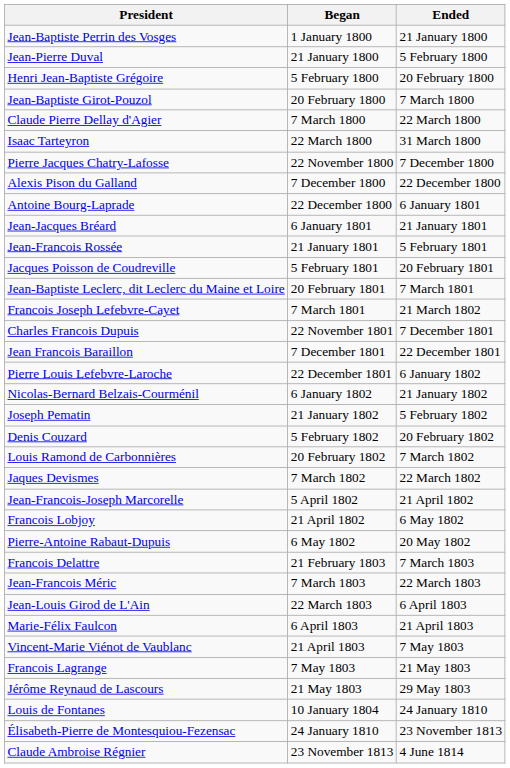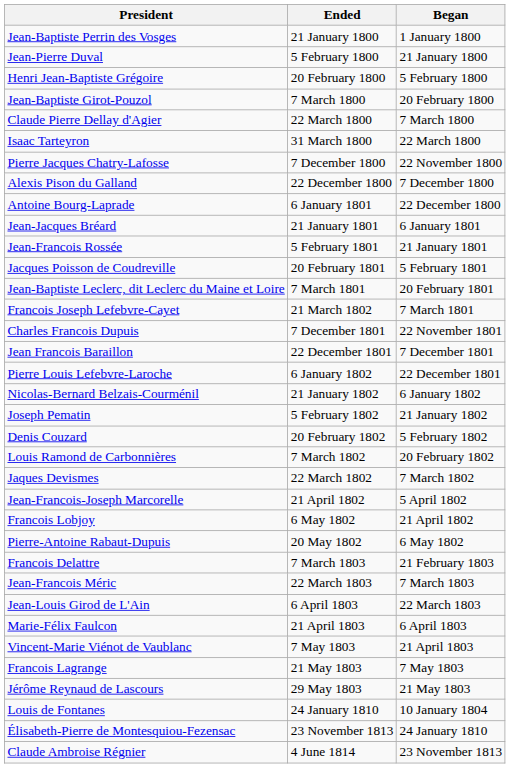columns swapped: (342, 15) <-> (451, 15)
